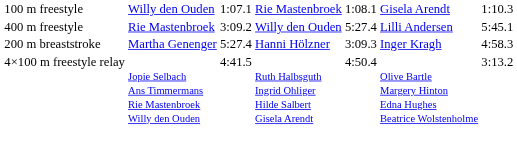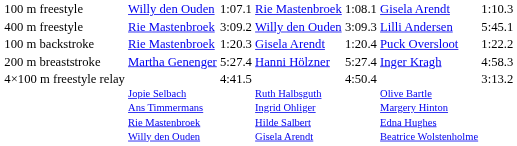(361, 26) 5:27.4 -> (361, 26) 3:09.3
+ row: (49, 44)
(361, 44) 3:09.3 -> (361, 61) 5:27.4
